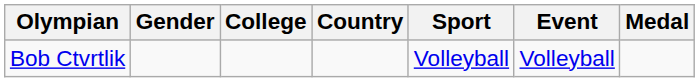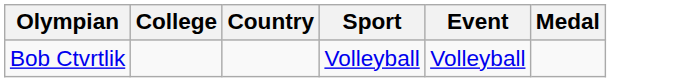- column: (175, 22)
